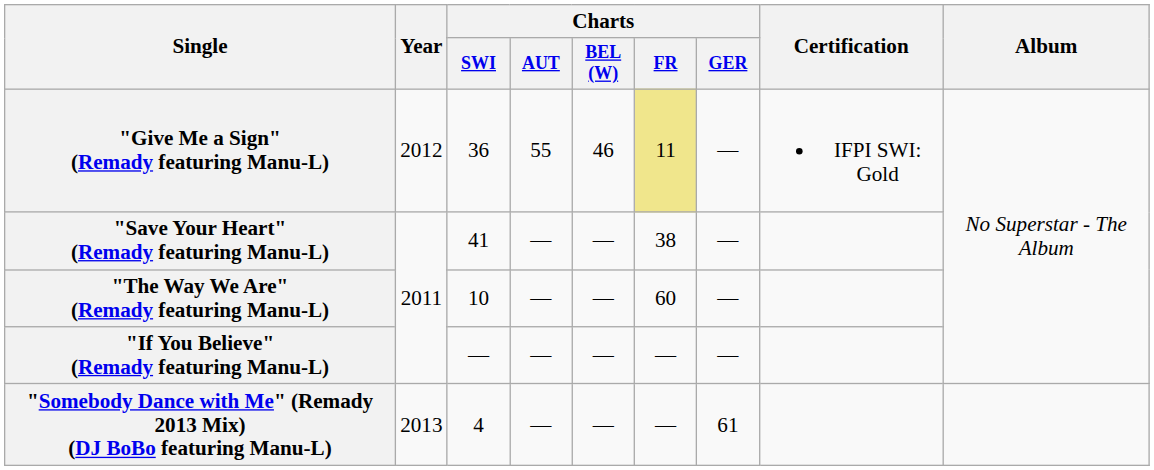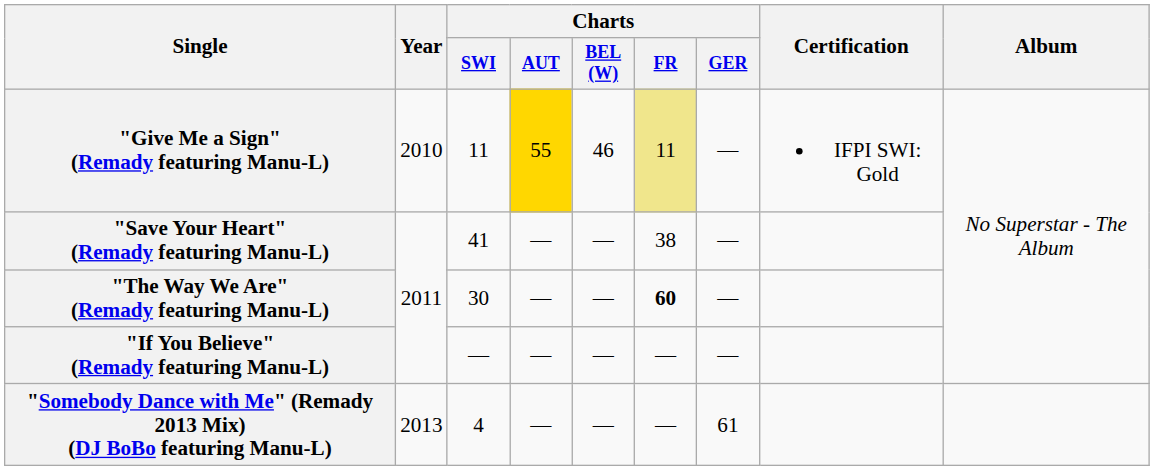(421, 150) 2012 -> (421, 150) 2010
(479, 150) 36 -> (479, 150) 11
(541, 150) no background -> (541, 150) gold background
(479, 297) 10 -> (479, 297) 30
(666, 297) normal -> (666, 297) bold
